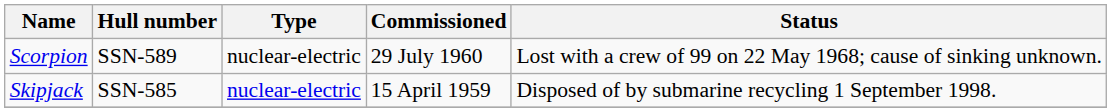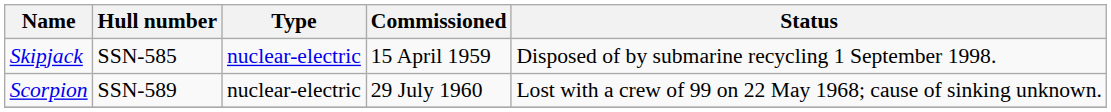rows swapped: (46, 90) <-> (49, 55)
